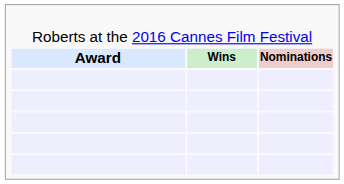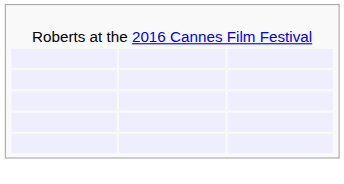- row: (98, 58)
